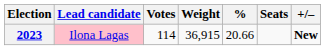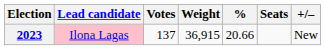(166, 34) 114 -> (166, 34) 137
(306, 34) bold -> (306, 34) normal
